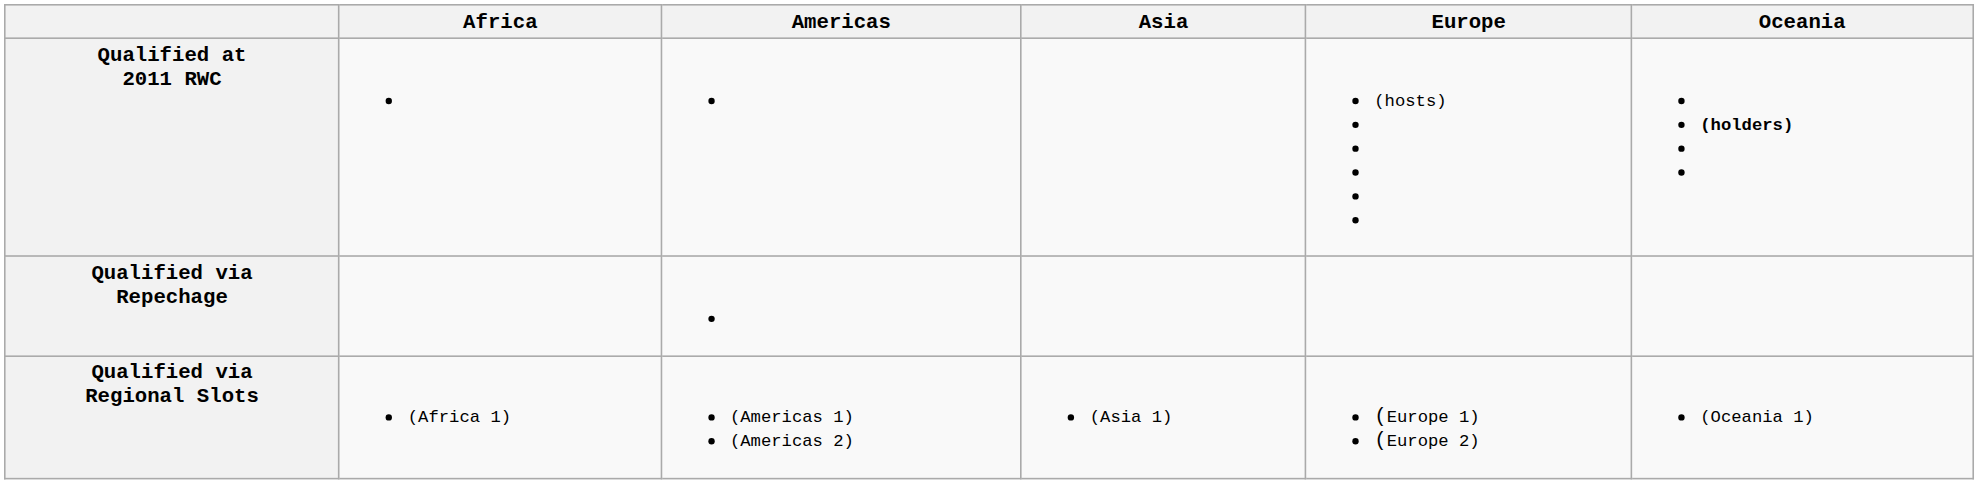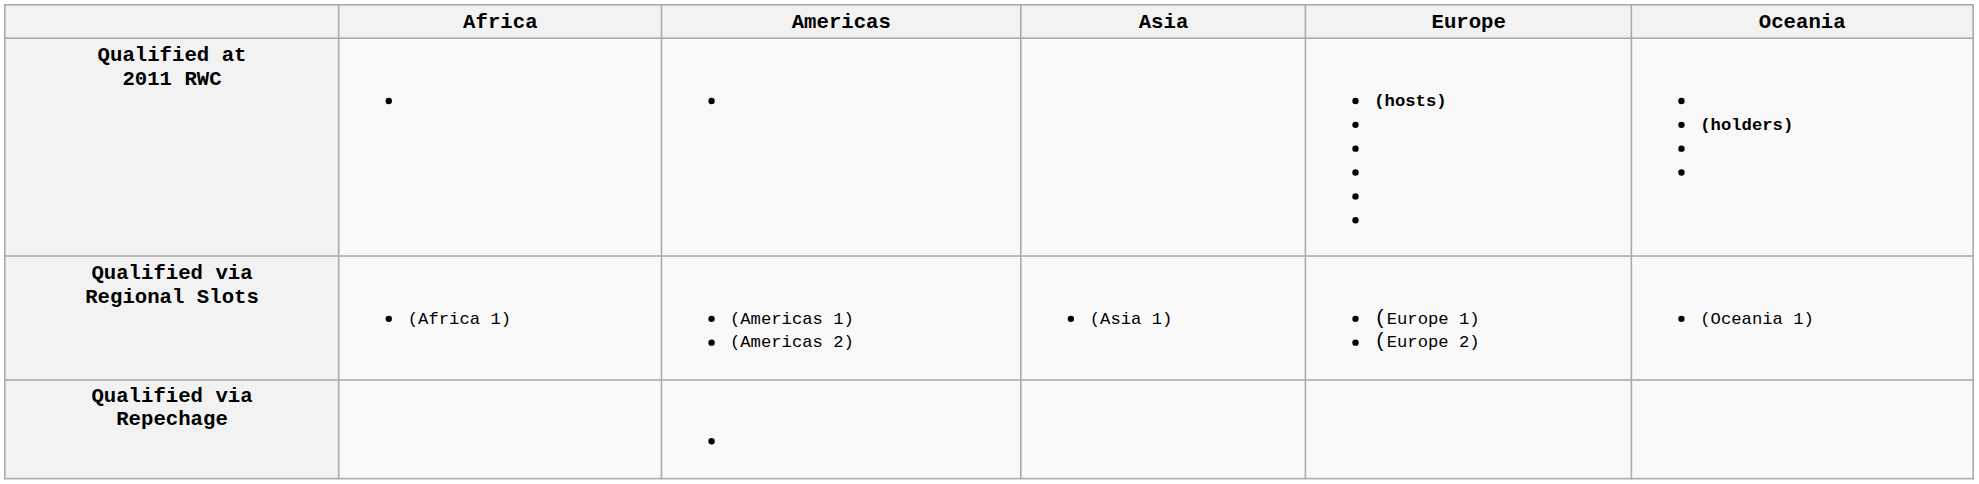(1469, 159) normal -> (1469, 159) bold
rows swapped: (172, 384) <-> (172, 285)
